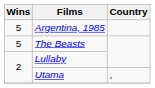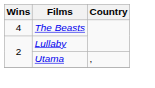- row: (70, 28)
(18, 43) 5 -> (18, 28) 4
